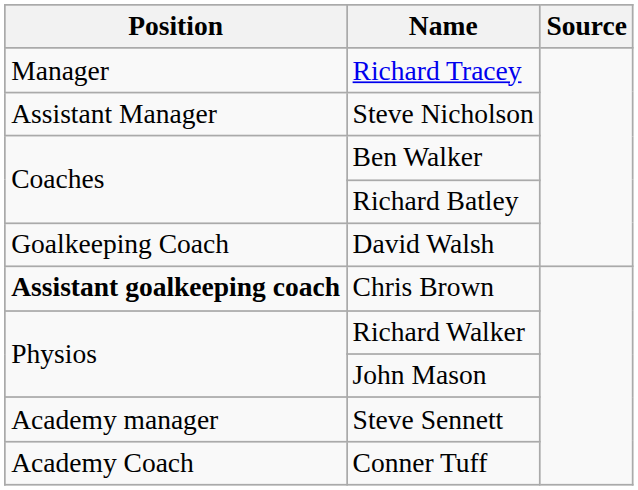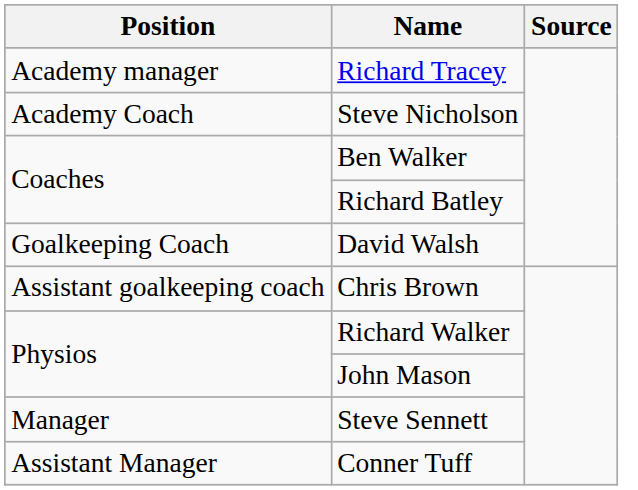(60, 69) Manager -> (115, 69) Academy manager
(114, 113) Assistant Manager -> (103, 113) Academy Coach
(176, 288) bold -> (168, 288) normal
(115, 419) Academy manager -> (60, 419) Manager
(103, 462) Academy Coach -> (114, 462) Assistant Manager
